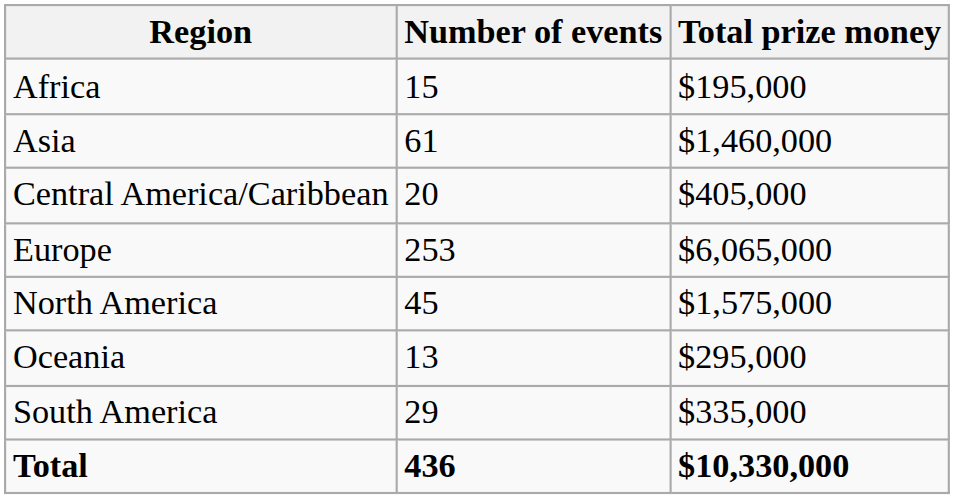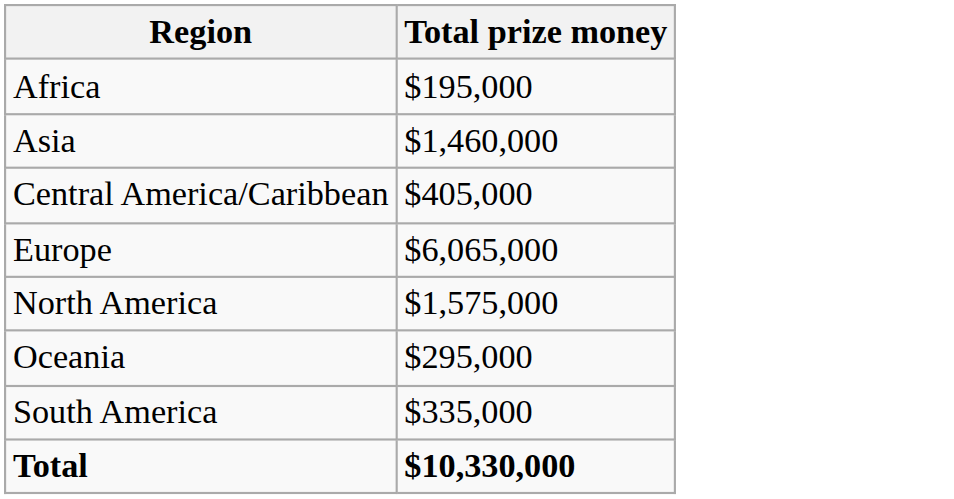- column: (533, 31)
